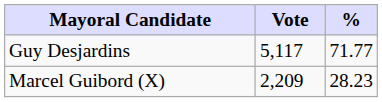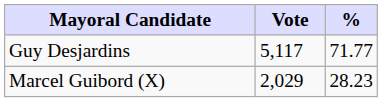(282, 81) 2,209 -> (282, 81) 2,029
